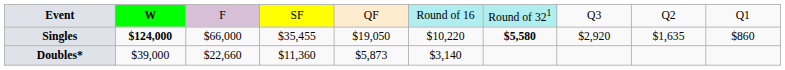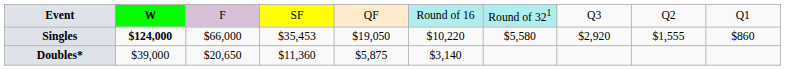(297, 36) $35,455 -> (297, 36) $35,453
(520, 36) bold -> (520, 36) normal
(668, 36) $1,635 -> (668, 36) $1,555
(223, 56) $22,660 -> (223, 56) $20,650
(371, 56) $5,873 -> (371, 56) $5,875
